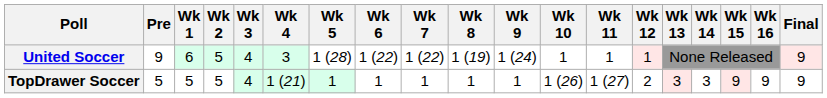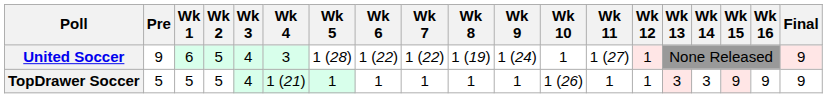(610, 57) 1 -> (610, 57) 1 (27)
(610, 81) 1 (27) -> (610, 81) 1
(647, 81) 2 -> (647, 81) 1
